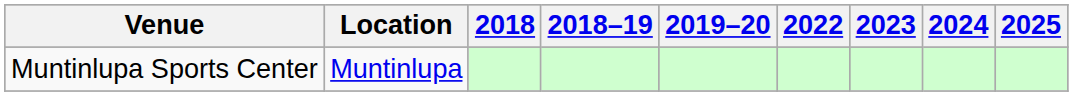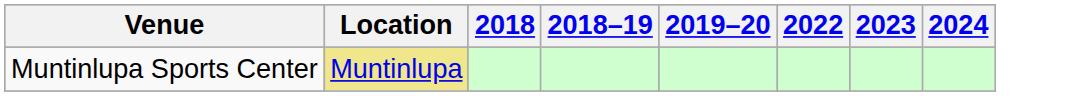- column: (1031, 25)
(396, 68) no background -> (396, 68) khaki background
